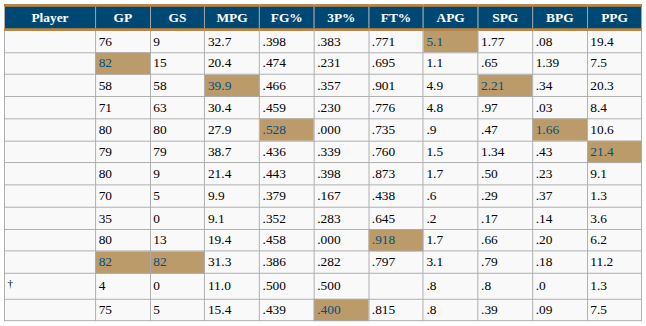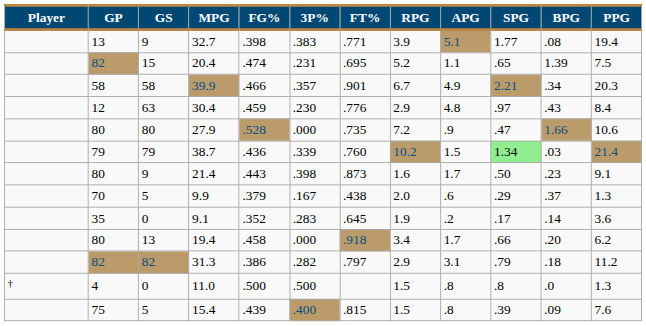+ column: (415, 17)
(105, 41) 76 -> (98, 41) 13
(105, 108) 71 -> (98, 108) 12
(544, 108) .03 -> (553, 108) .43
(493, 152) no background -> (506, 152) lightgreen background
(544, 152) .43 -> (553, 152) .03
(599, 310) 7.5 -> (603, 310) 7.6
